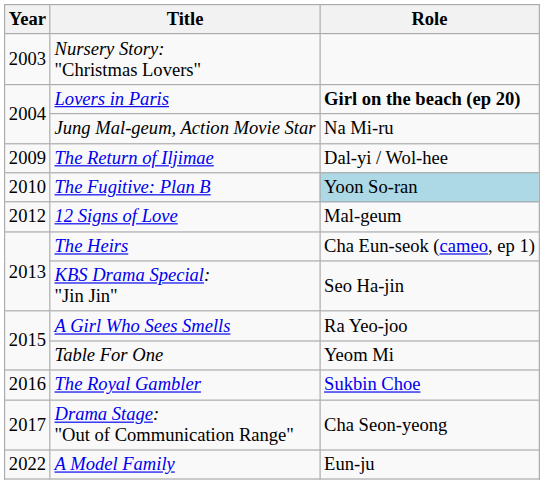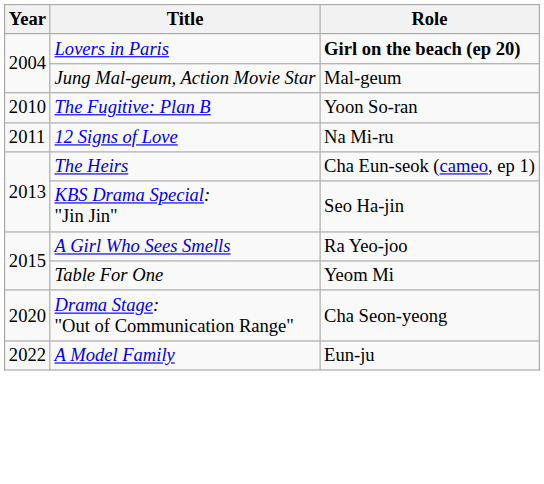- row: (128, 59)
(359, 128) Na Mi-ru -> (363, 78) Mal-geum
- row: (134, 157)
(371, 187) lightblue background -> (371, 107) no background
(27, 216) 2012 -> (27, 136) 2011
(363, 216) Mal-geum -> (359, 136) Na Mi-ru
- row: (128, 384)
(27, 424) 2017 -> (27, 315) 2020
